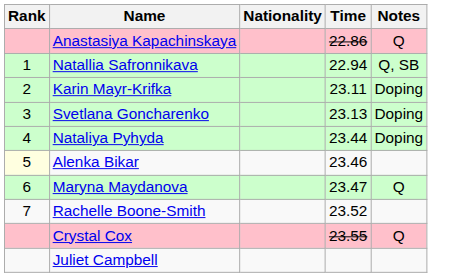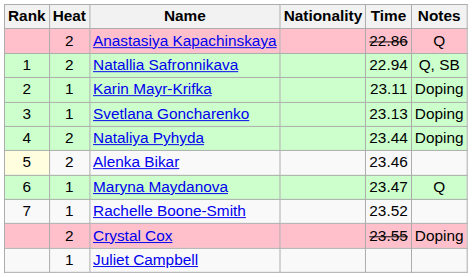+ column: (69, 16)
(399, 235) Q -> (439, 235) Doping
